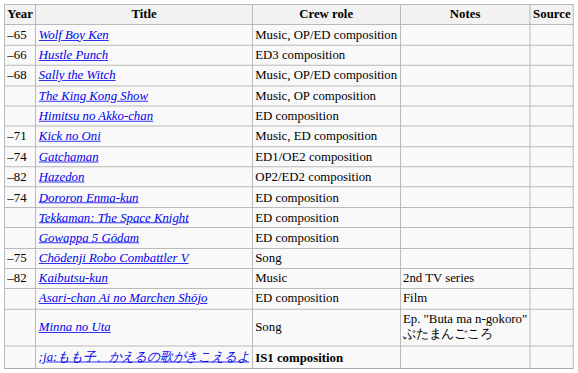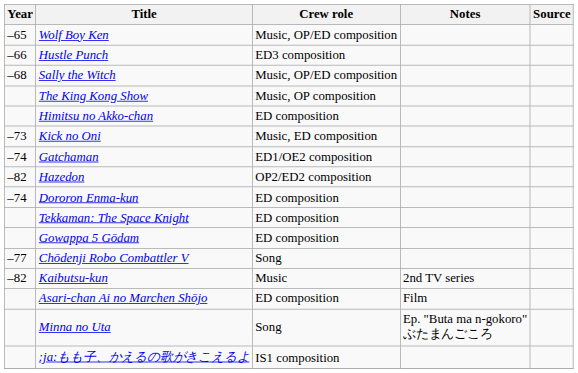(17, 136) –71 -> (17, 136) –73
(17, 258) –75 -> (17, 258) –77
(299, 357) bold -> (297, 357) normal
